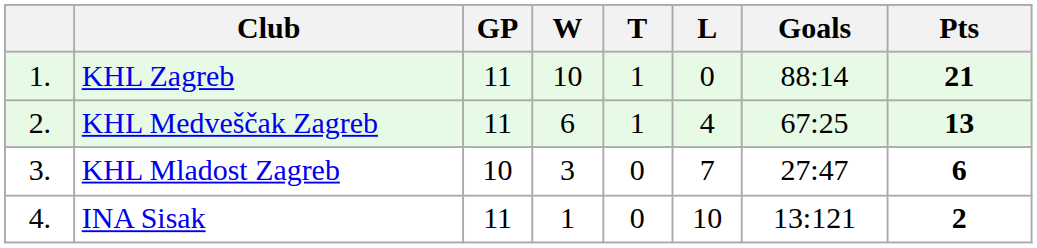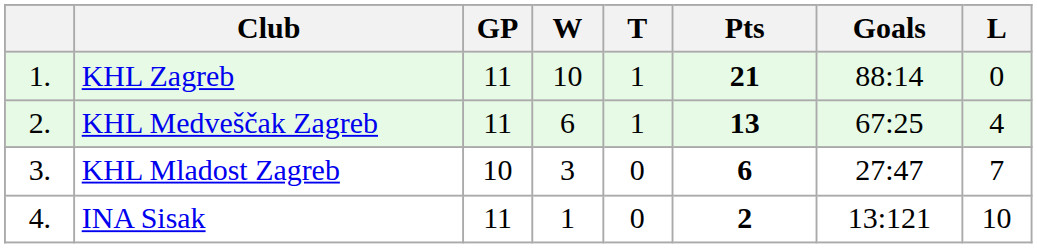columns swapped: (707, 28) <-> (959, 28)
